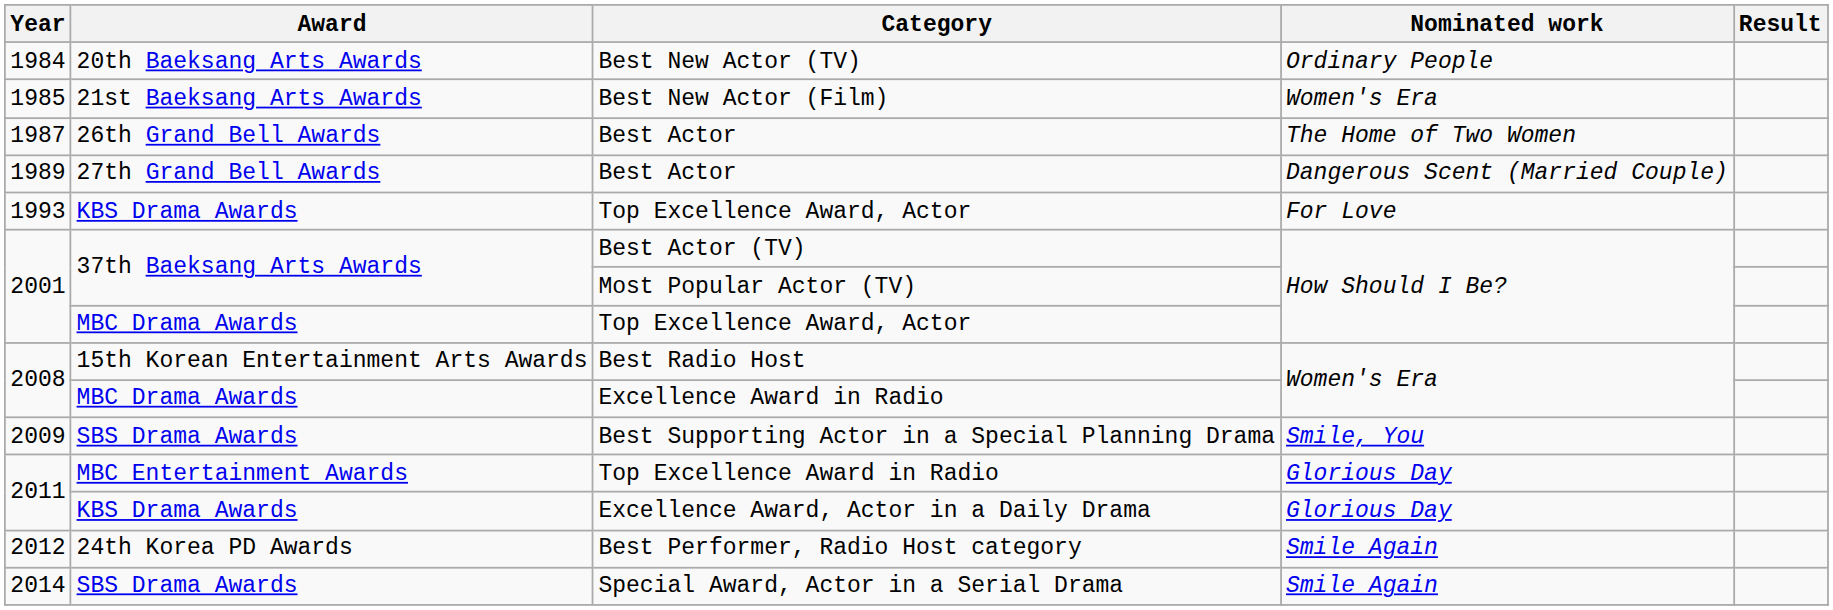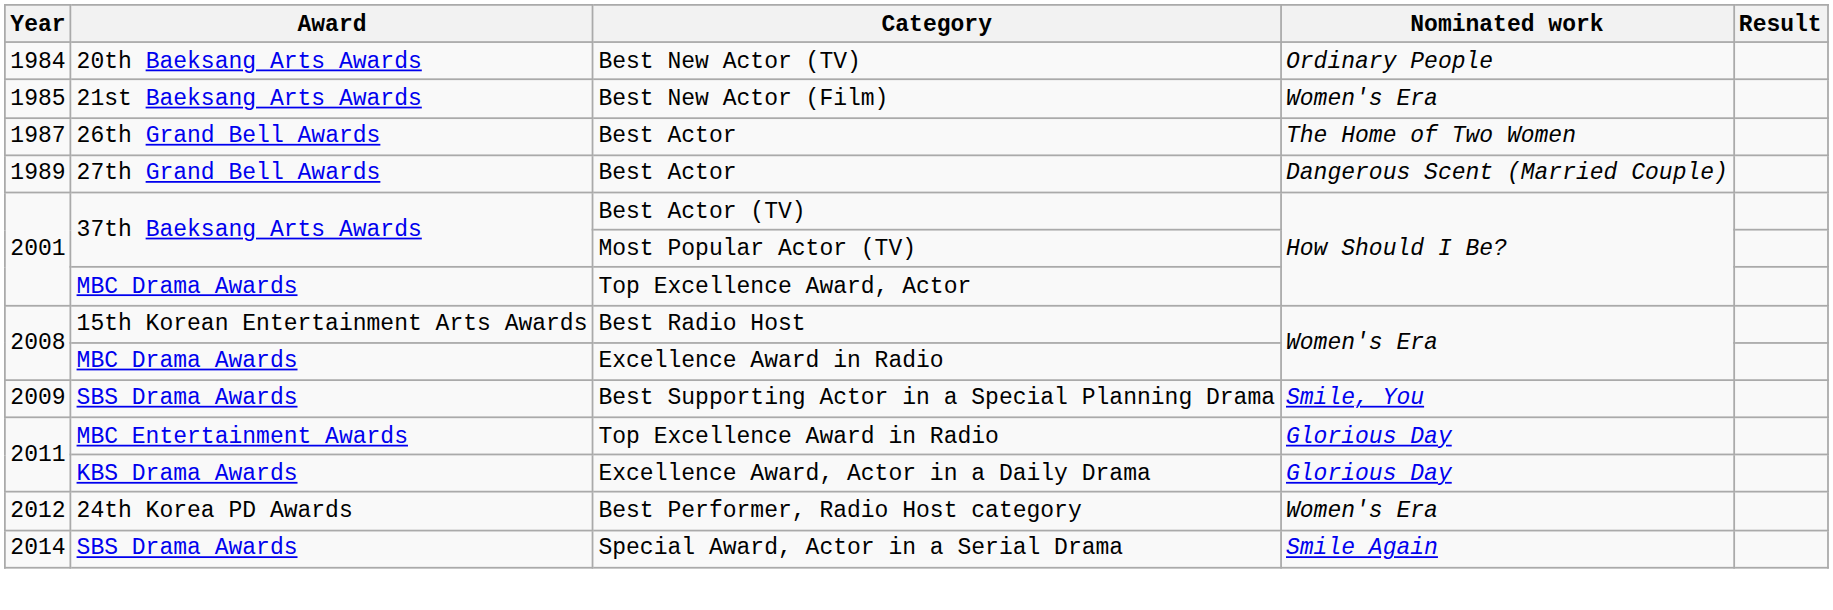- row: (38, 211)
(1362, 549) Smile Again -> (1362, 511) Women's Era
